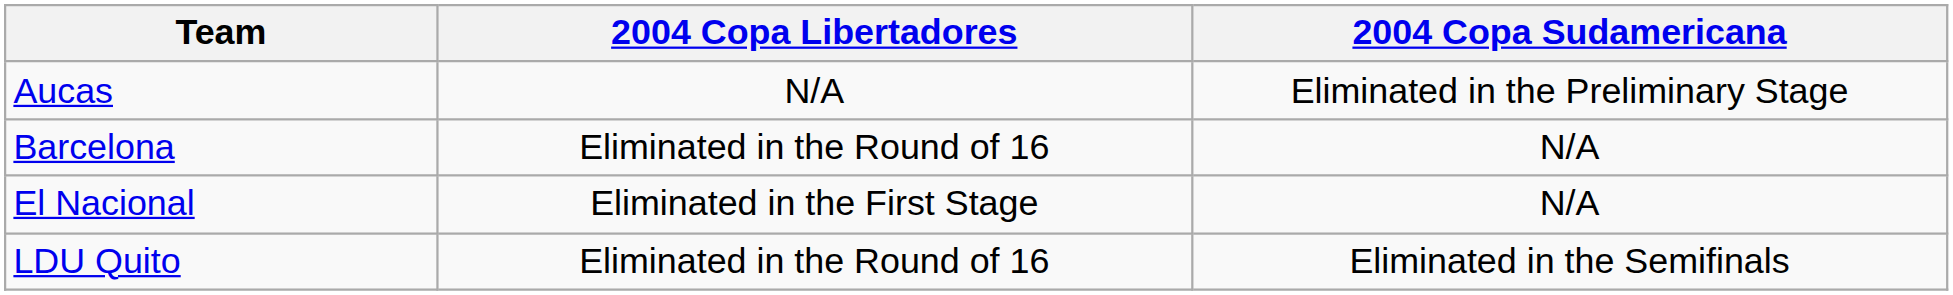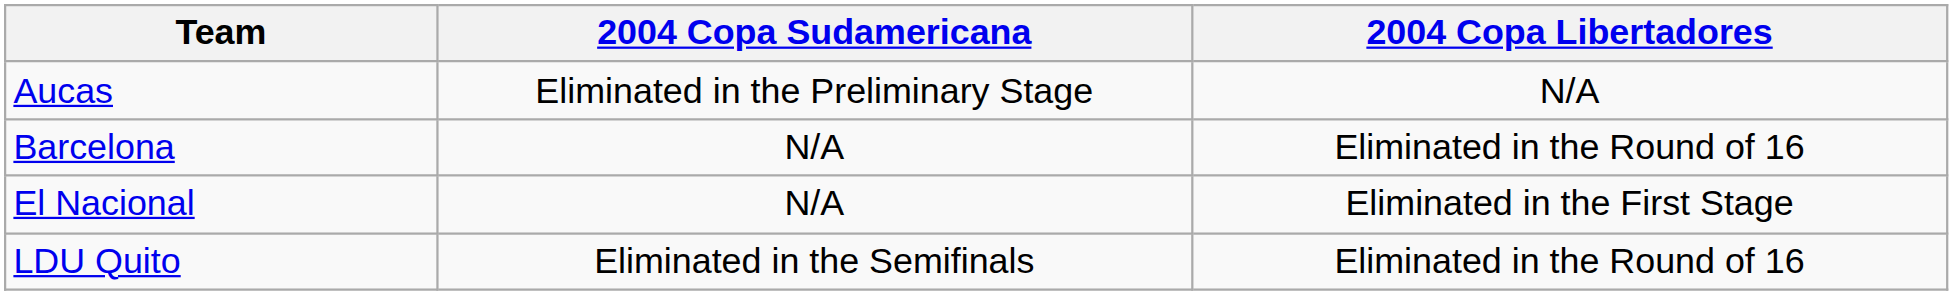columns swapped: (814, 32) <-> (1570, 32)
